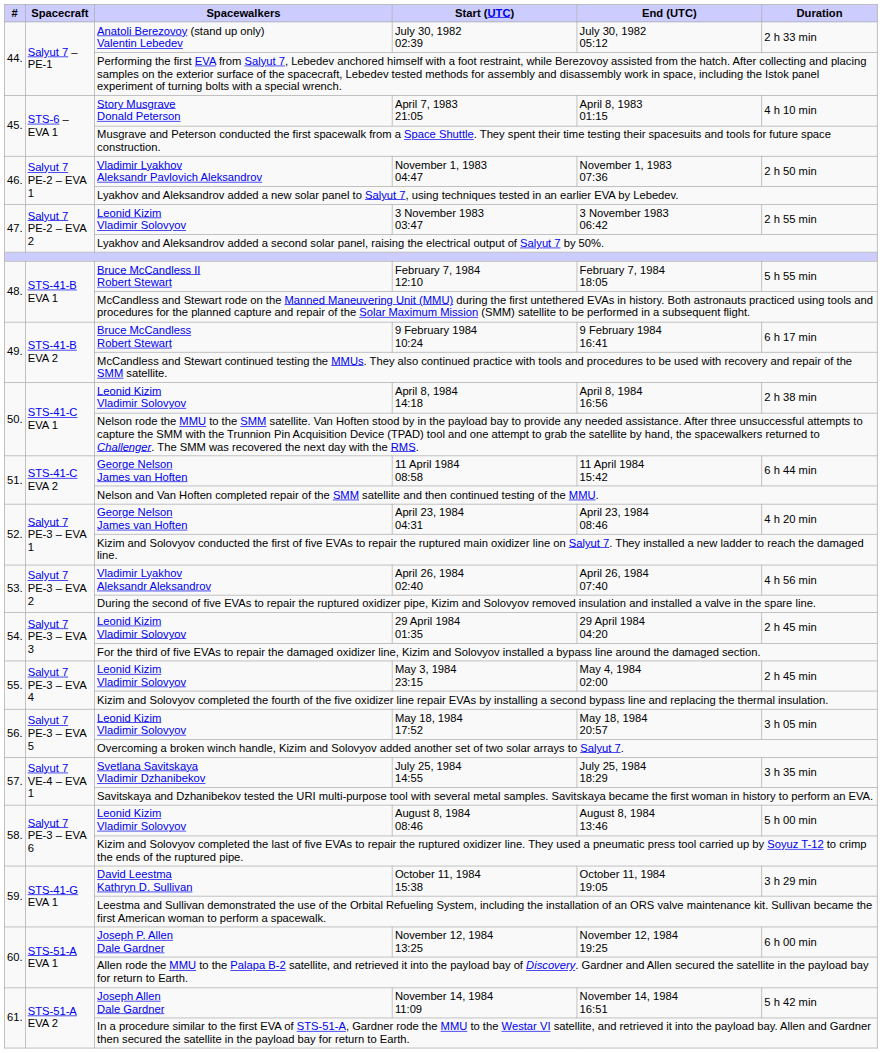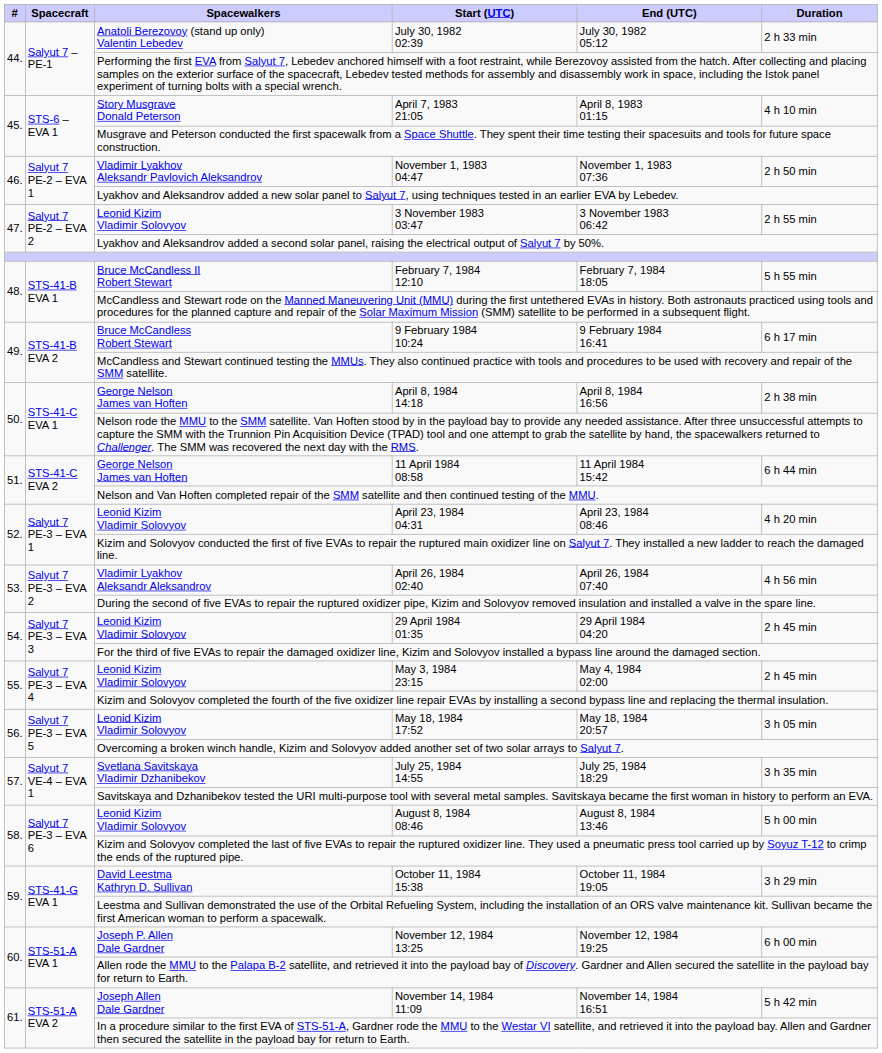(142, 397) Leonid Kizim Vladimir Solovyov -> (142, 397) George Nelson James van Hoften
(142, 519) George Nelson James van Hoften -> (142, 519) Leonid Kizim Vladimir Solovyov
